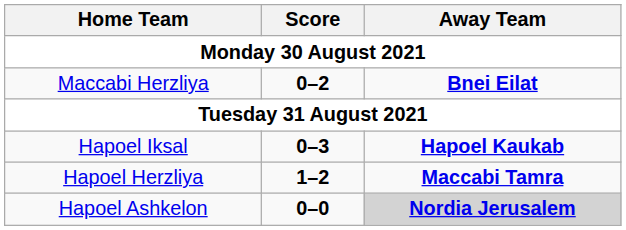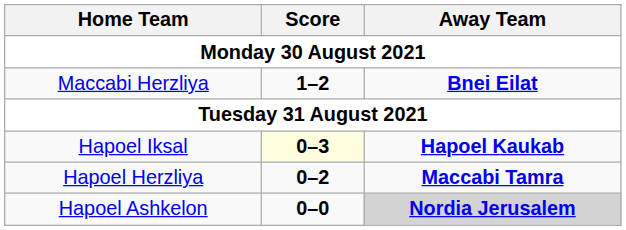(313, 83) 0–2 -> (313, 83) 1–2
(313, 146) no background -> (313, 146) lightyellow background
(313, 177) 1–2 -> (313, 177) 0–2
